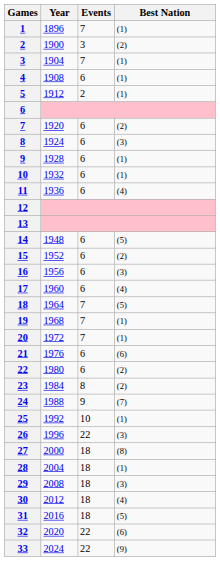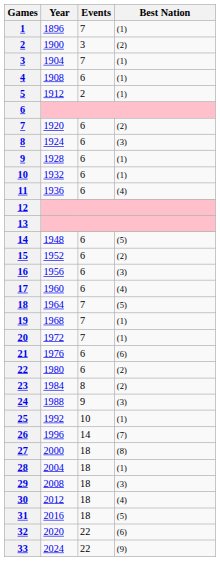(122, 403) (7) -> (122, 403) (3)
(85, 434) 22 -> (85, 434) 14
(122, 435) (3) -> (122, 435) (7)
